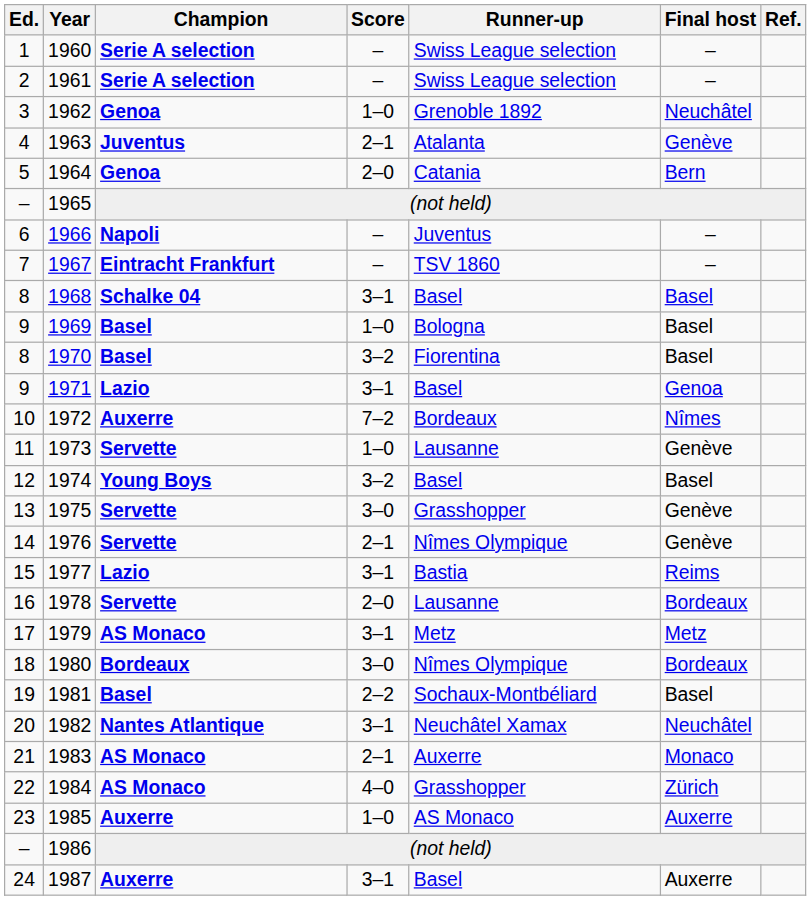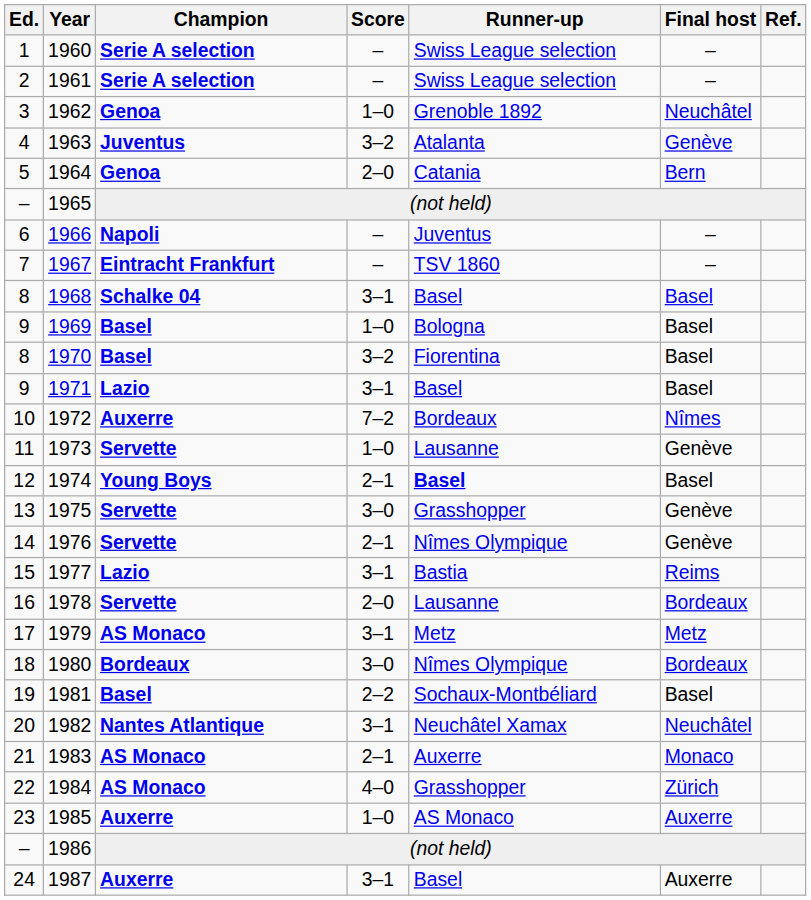(378, 142) 2–1 -> (378, 142) 3–2
(694, 388) Genoa -> (689, 388) Basel
(378, 480) 3–2 -> (378, 480) 2–1
(438, 480) normal -> (440, 480) bold
